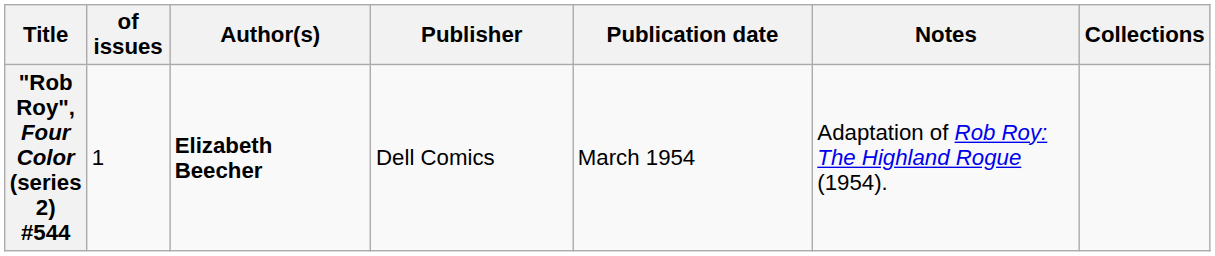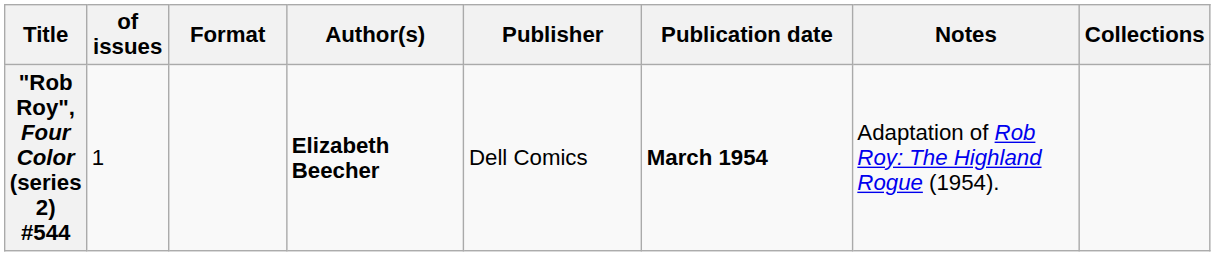+ column: (228, 34)
(637, 157) normal -> (707, 157) bold
